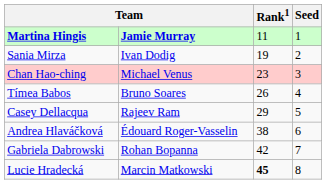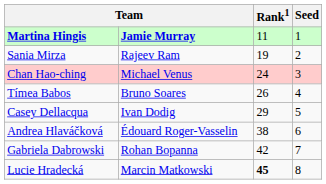(148, 55) Ivan Dodig -> (150, 55) Rajeev Ram
(262, 74) 23 -> (262, 74) 24
(150, 112) Rajeev Ram -> (148, 112) Ivan Dodig
